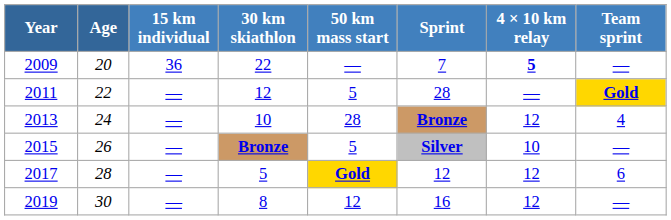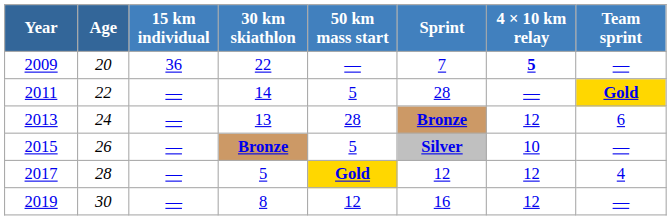(263, 92) 12 -> (263, 92) 14
(263, 119) 10 -> (263, 119) 13
(621, 119) 4 -> (621, 119) 6
(621, 174) 6 -> (621, 174) 4
